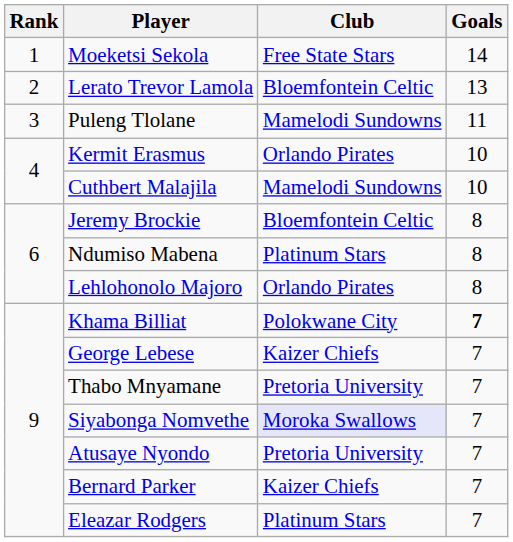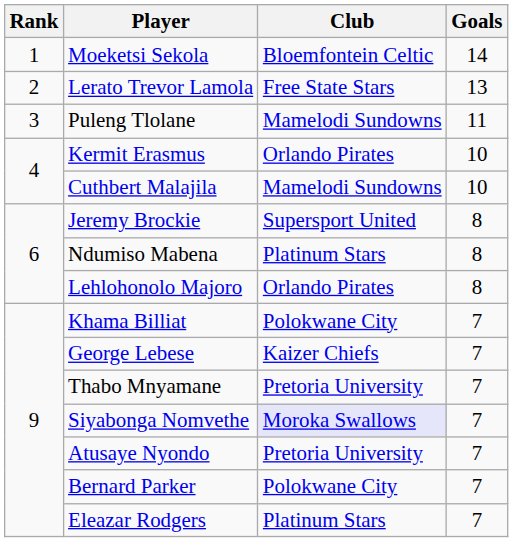(329, 54) Free State Stars -> (348, 54) Bloemfontein Celtic
(348, 87) Bloemfontein Celtic -> (329, 87) Free State Stars
(348, 220) Bloemfontein Celtic -> (339, 220) Supersport United
(477, 320) bold -> (477, 320) normal
(321, 486) Kaizer Chiefs -> (330, 486) Polokwane City
